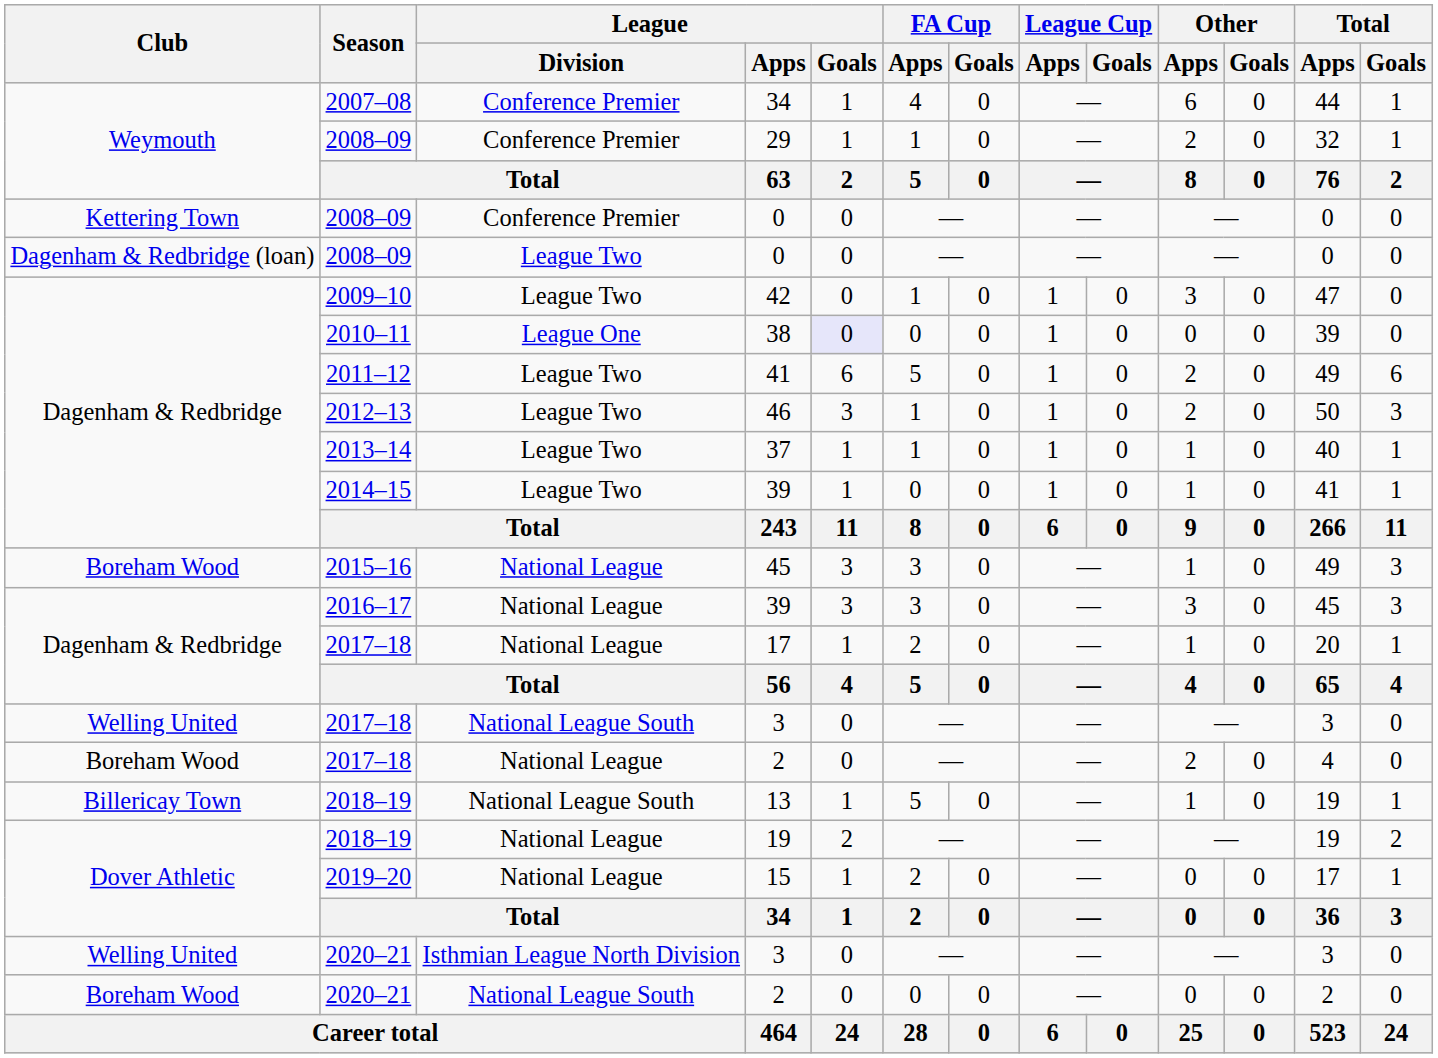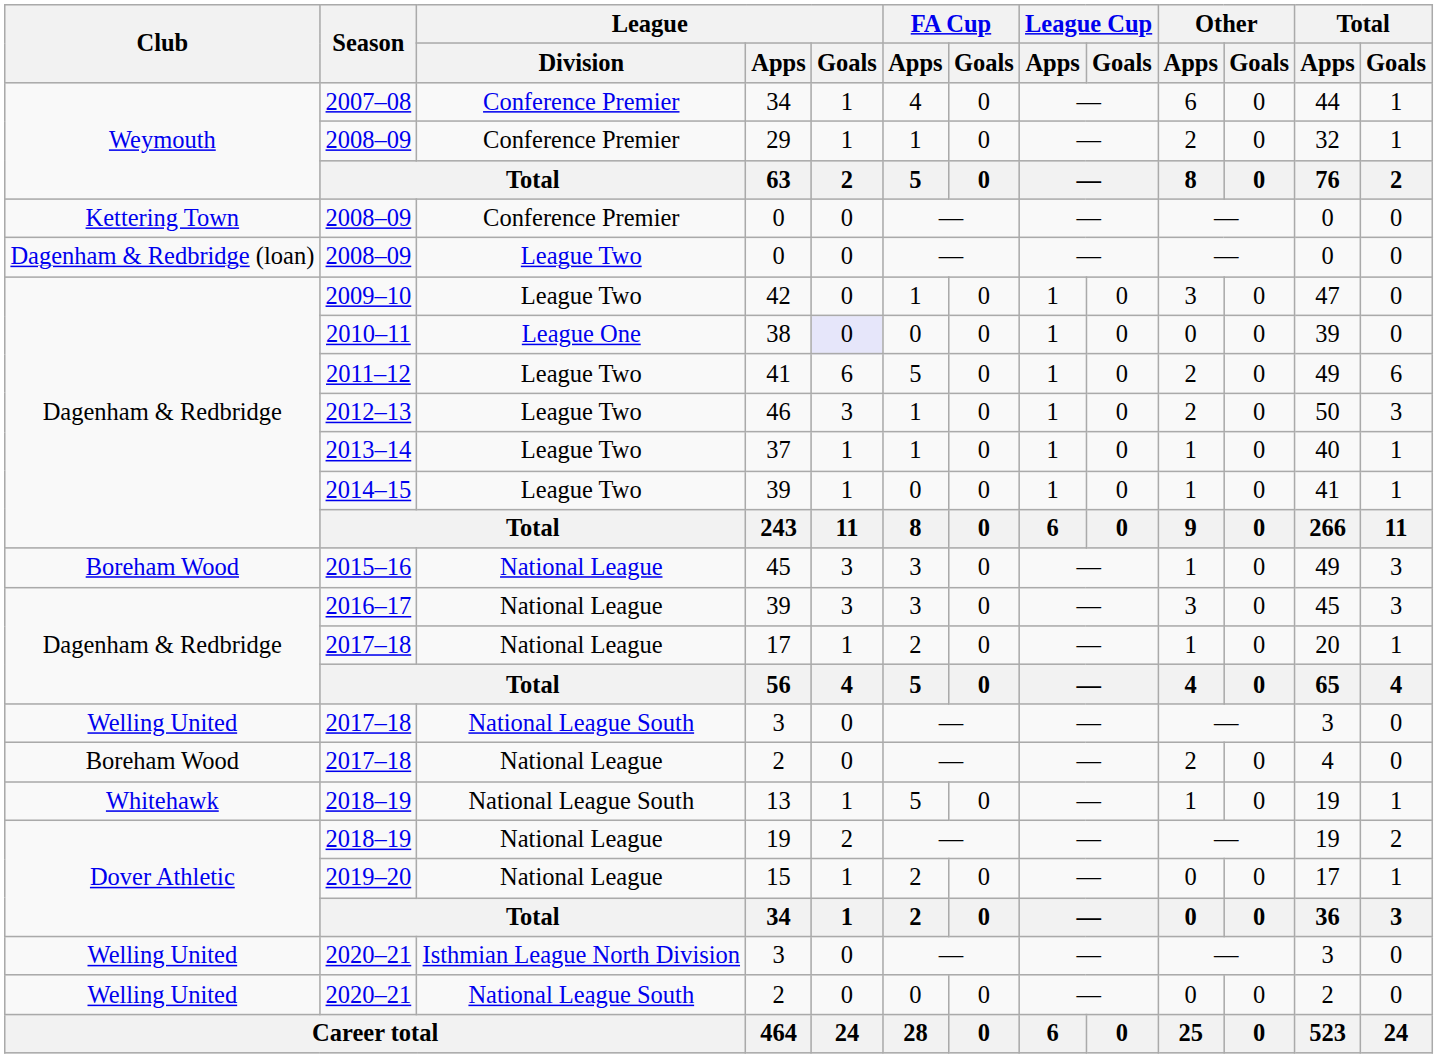(162, 800) Billericay Town -> (162, 800) Whitehawk
(162, 994) Boreham Wood -> (162, 994) Welling United
